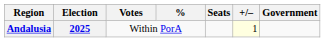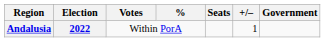(80, 28) 2025 -> (80, 28) 2022
(255, 28) lightyellow background -> (255, 28) no background
